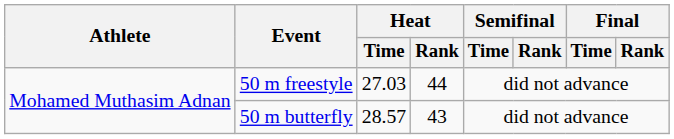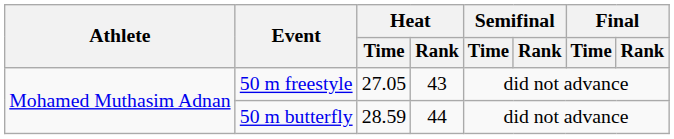(384, 84) 27.03 -> (384, 84) 27.05
(437, 84) 44 -> (437, 84) 43
(384, 117) 28.57 -> (384, 117) 28.59
(437, 117) 43 -> (437, 117) 44
